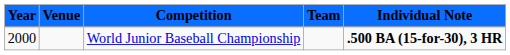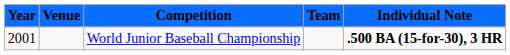(22, 38) 2000 -> (22, 38) 2001
